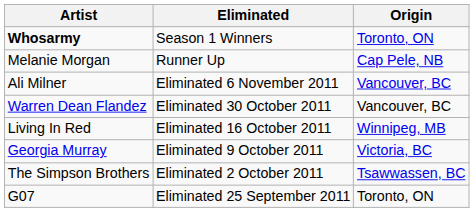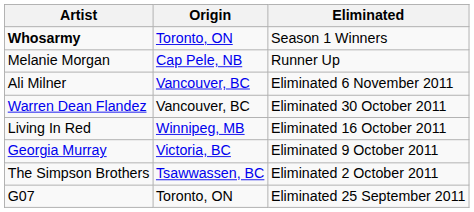columns swapped: (411, 15) <-> (253, 15)
